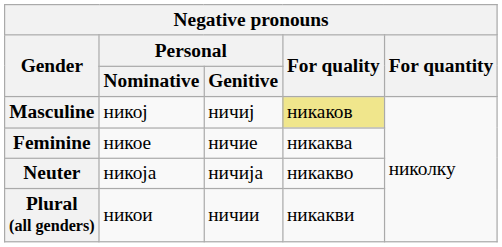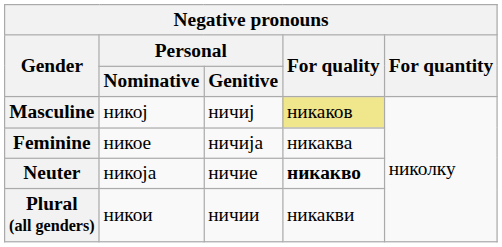(233, 142) ничие -> (236, 142) ничија
(236, 173) ничија -> (233, 173) ничие
(320, 173) normal -> (324, 173) bold
